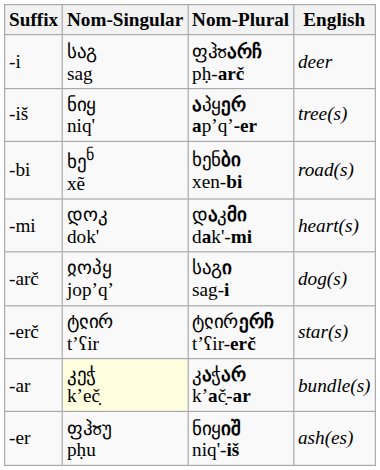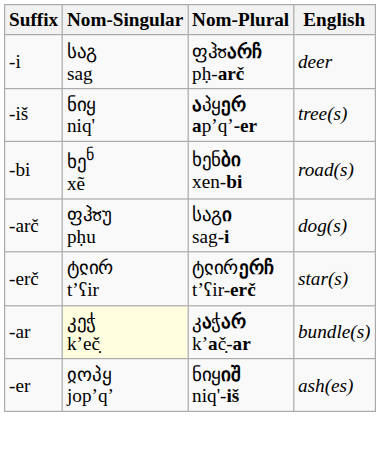- row: (22, 225)
(90, 279) ჲოპყ jopʼqʼ -> (89, 225) ფჰჾუ pḥu
(89, 438) ფჰჾუ pḥu -> (90, 385) ჲოპყ jopʼqʼ
